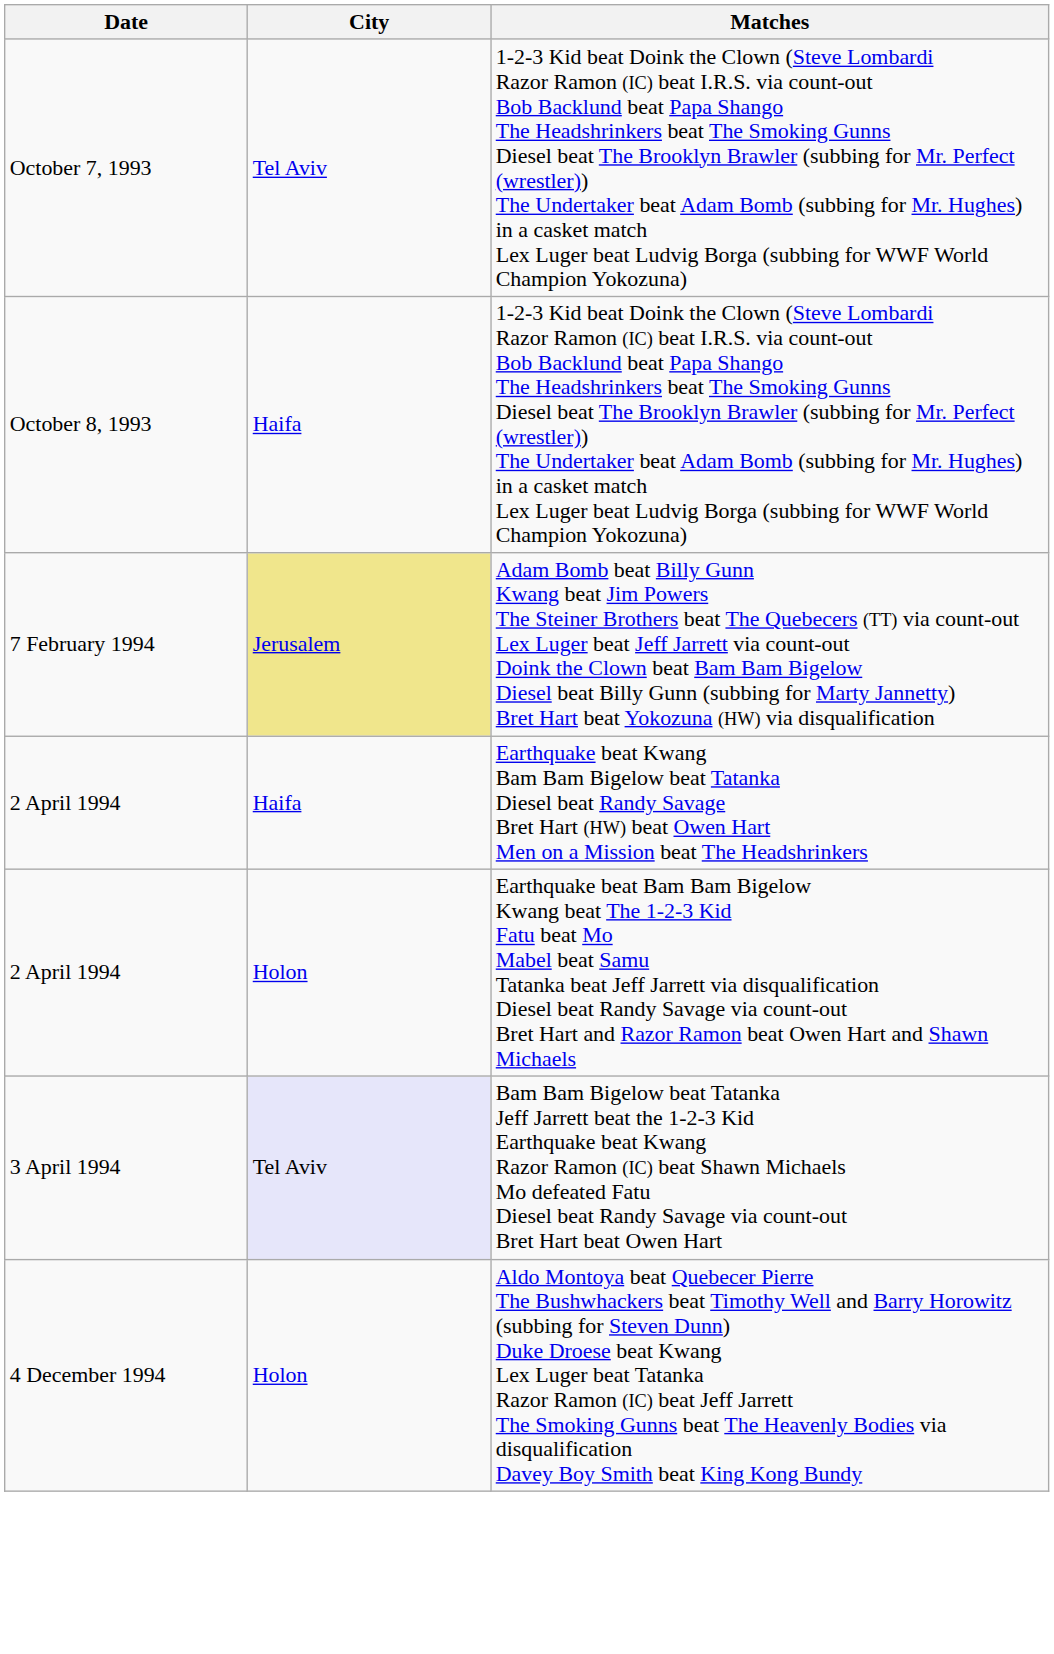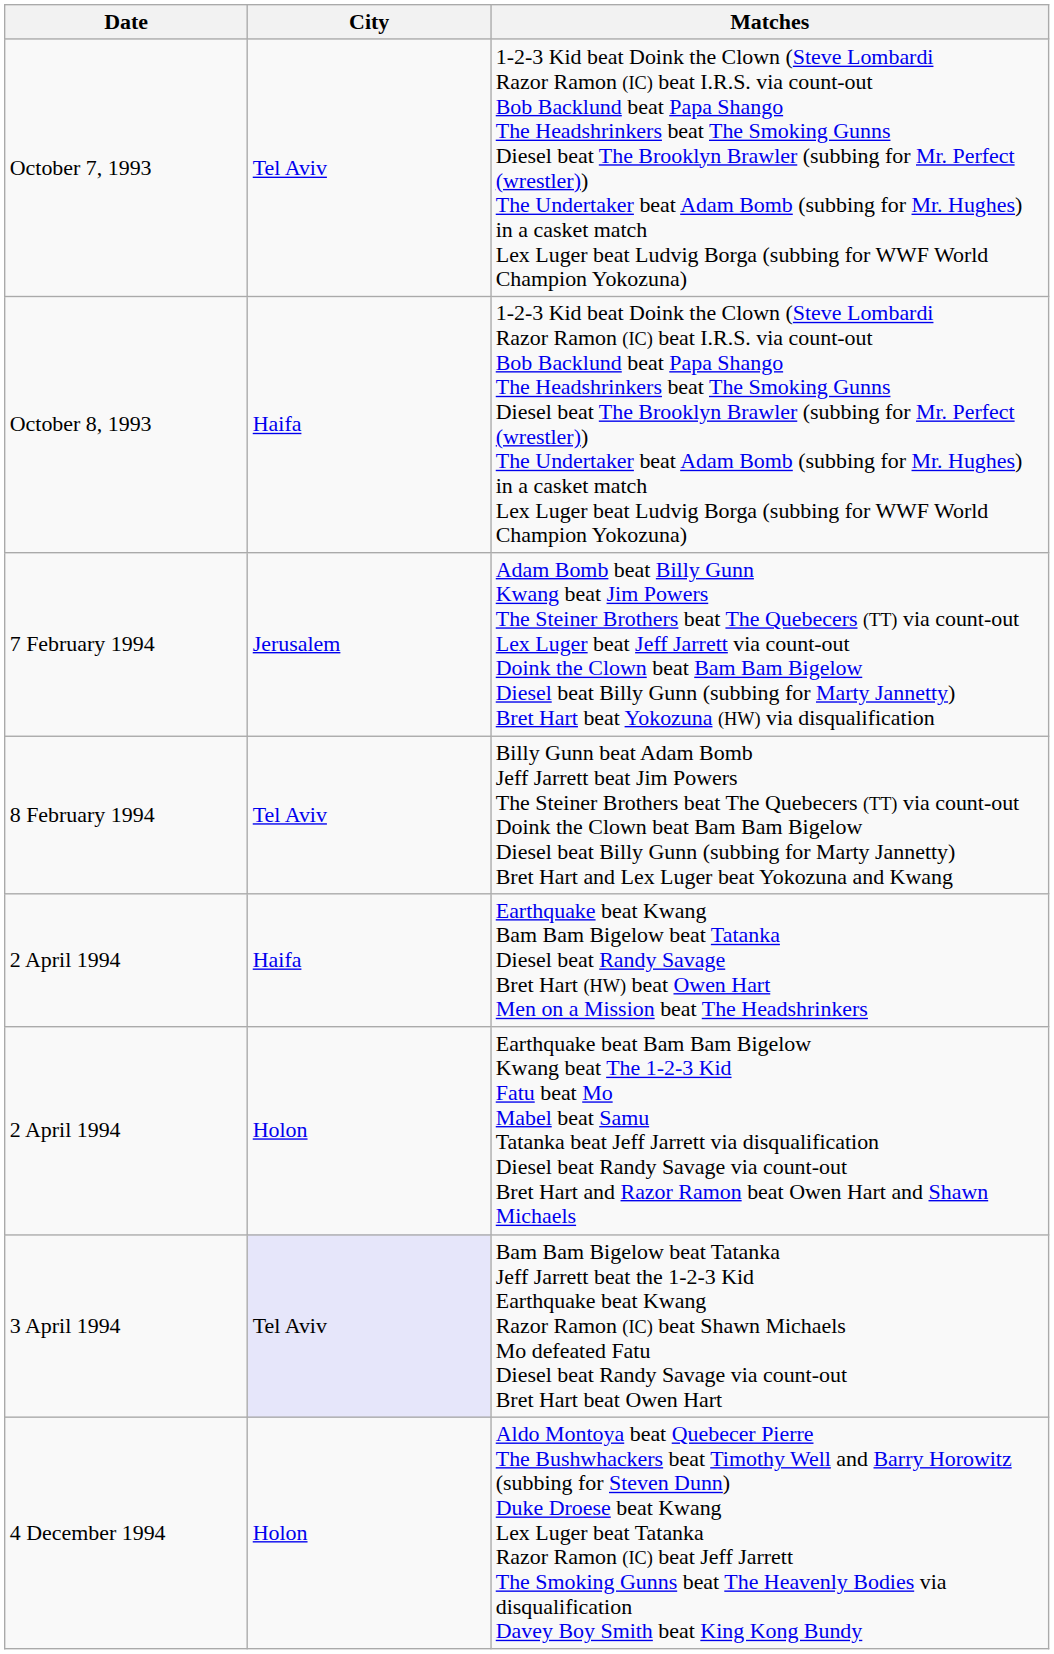(297, 644) khaki background -> (297, 644) no background
+ row: (82, 814)
